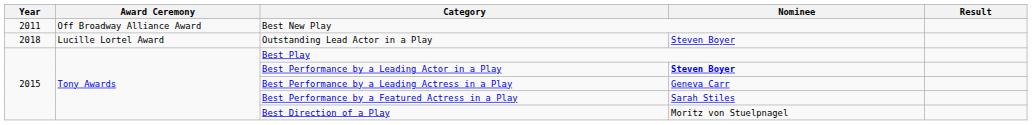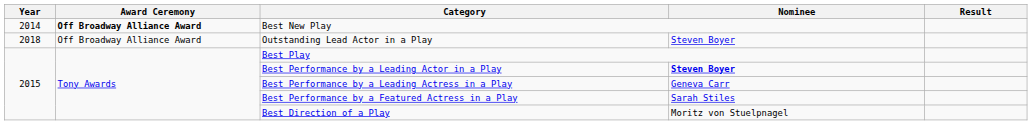(30, 26) 2011 -> (30, 26) 2014
(129, 26) normal -> (129, 26) bold
(111, 40) Lucille Lortel Award -> (129, 40) Off Broadway Alliance Award
